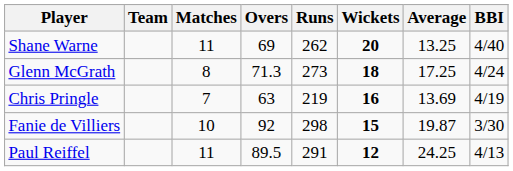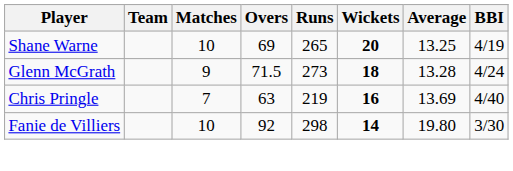(206, 44) 11 -> (206, 44) 10
(315, 44) 262 -> (315, 44) 265
(489, 44) 4/40 -> (489, 44) 4/19
(206, 71) 8 -> (206, 71) 9
(266, 71) 71.3 -> (266, 71) 71.5
(437, 71) 17.25 -> (437, 71) 13.28
(489, 98) 4/19 -> (489, 98) 4/40
(370, 125) 15 -> (370, 125) 14
(437, 125) 19.87 -> (437, 125) 19.80
- row: (49, 152)
